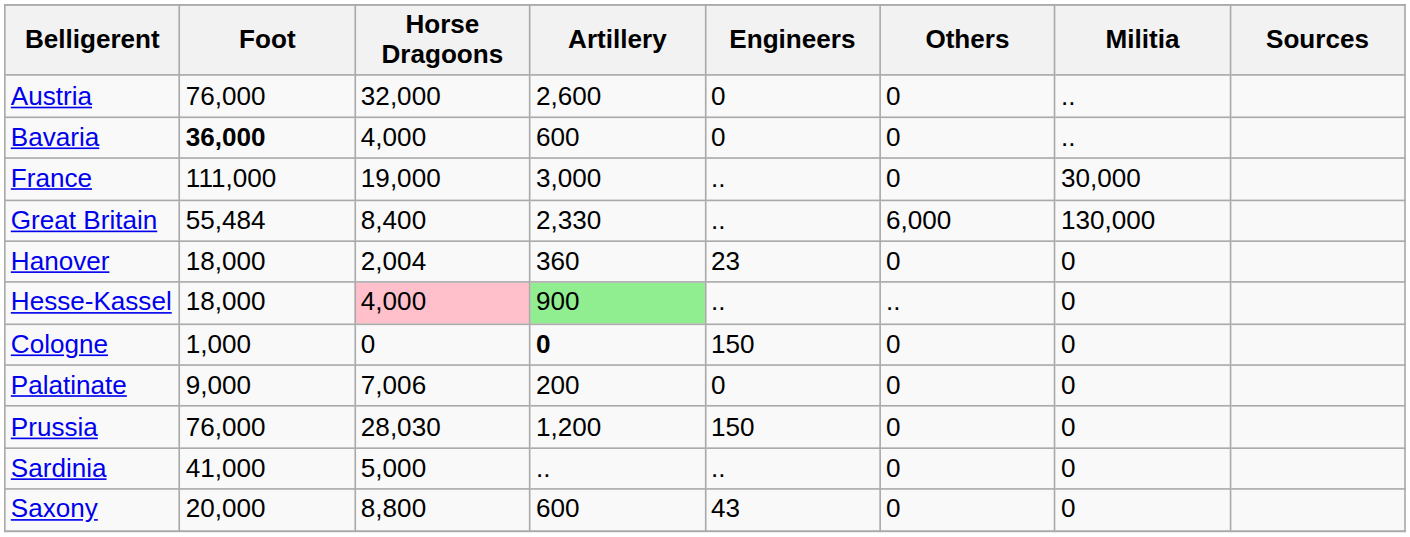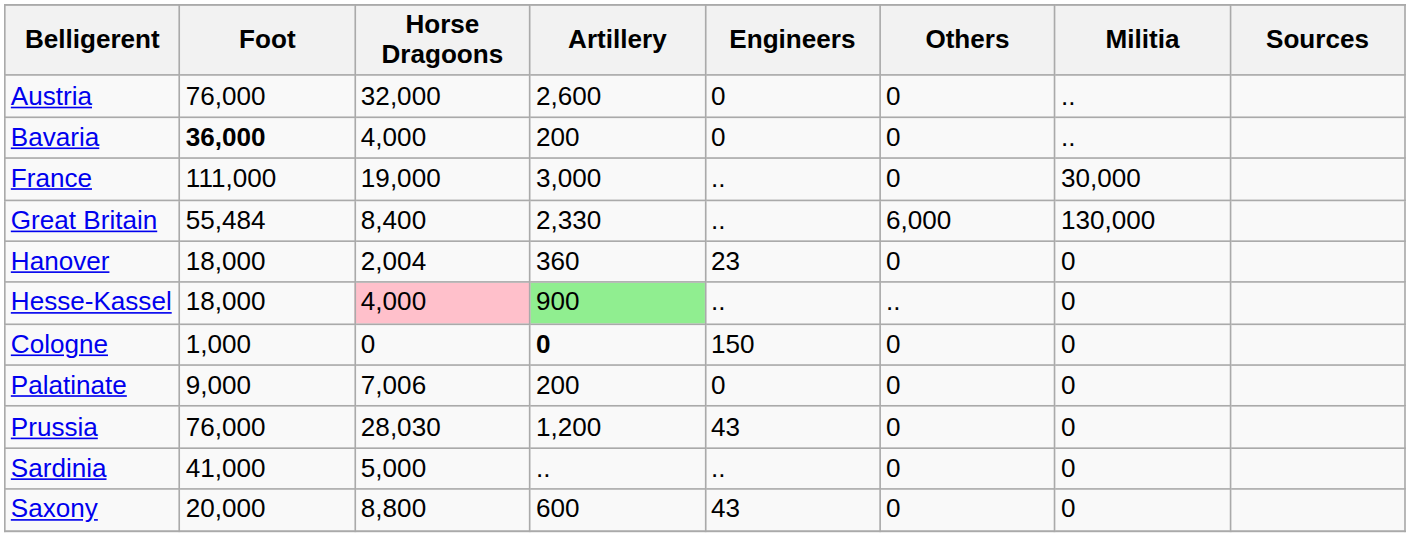(558, 137) 600 -> (558, 137) 200
(733, 426) 150 -> (725, 426) 43
